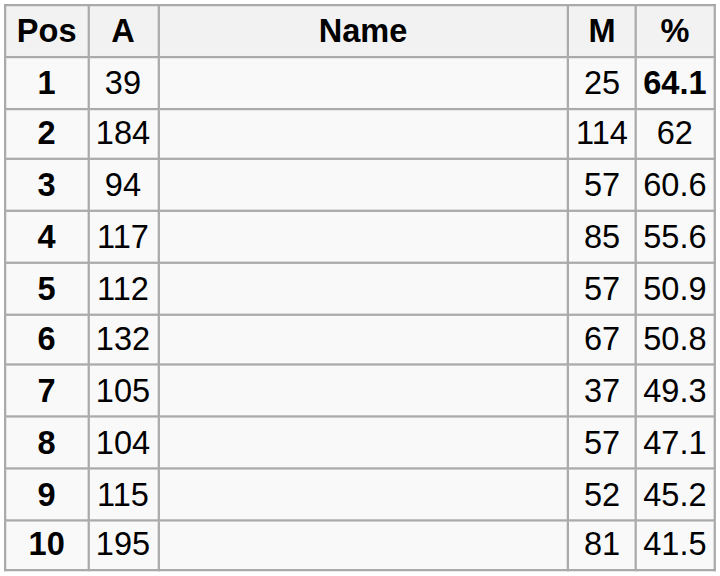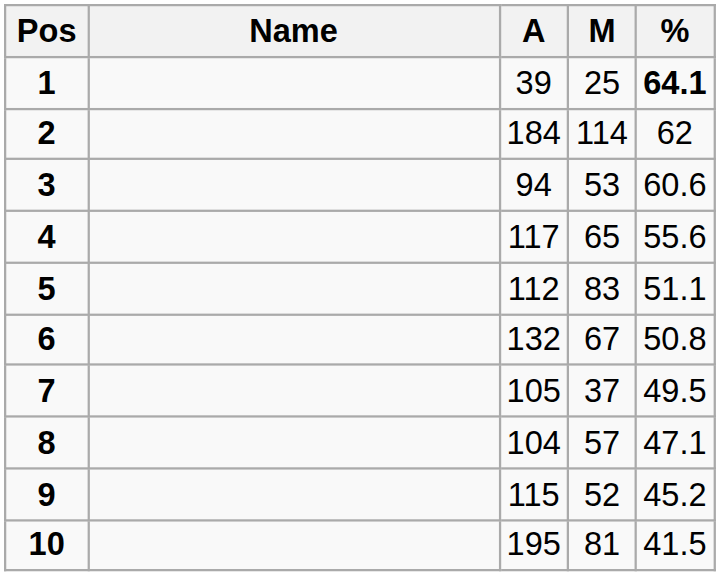columns swapped: (363, 31) <-> (123, 31)
(602, 185) 57 -> (602, 185) 53
(602, 237) 85 -> (602, 237) 65
(602, 288) 57 -> (602, 288) 83
(675, 288) 50.9 -> (675, 288) 51.1
(675, 391) 49.3 -> (675, 391) 49.5
